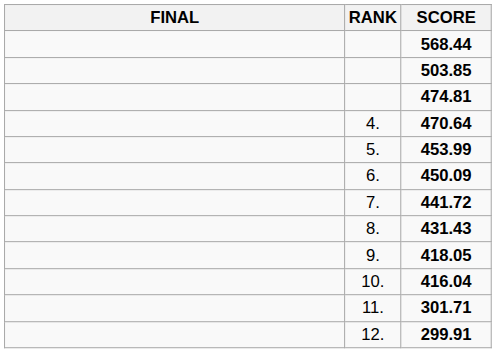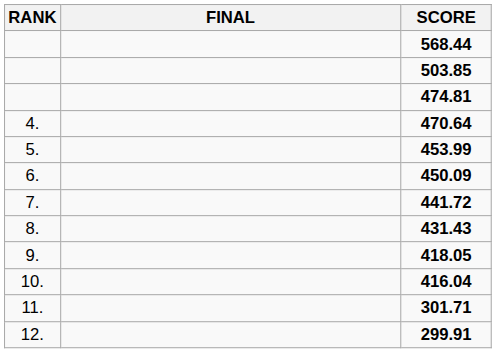columns swapped: (373, 17) <-> (175, 17)
